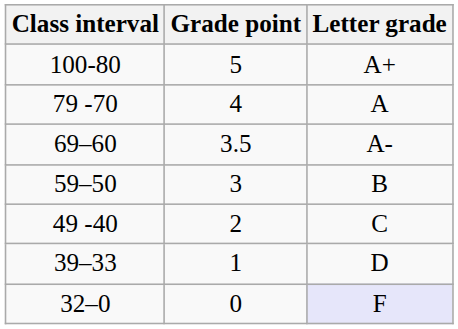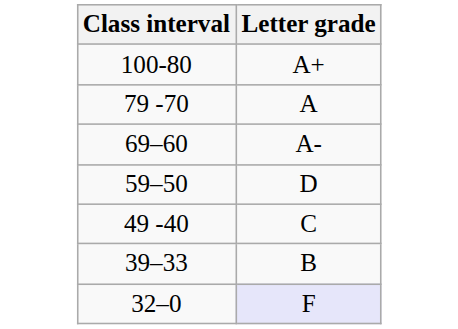- column: (236, 24)
(380, 183) B -> (309, 183) D
(380, 263) D -> (309, 263) B
